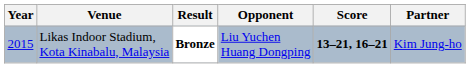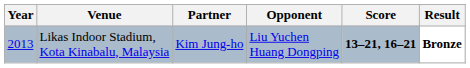columns swapped: (428, 15) <-> (195, 15)
(20, 44) 2015 -> (20, 44) 2013
